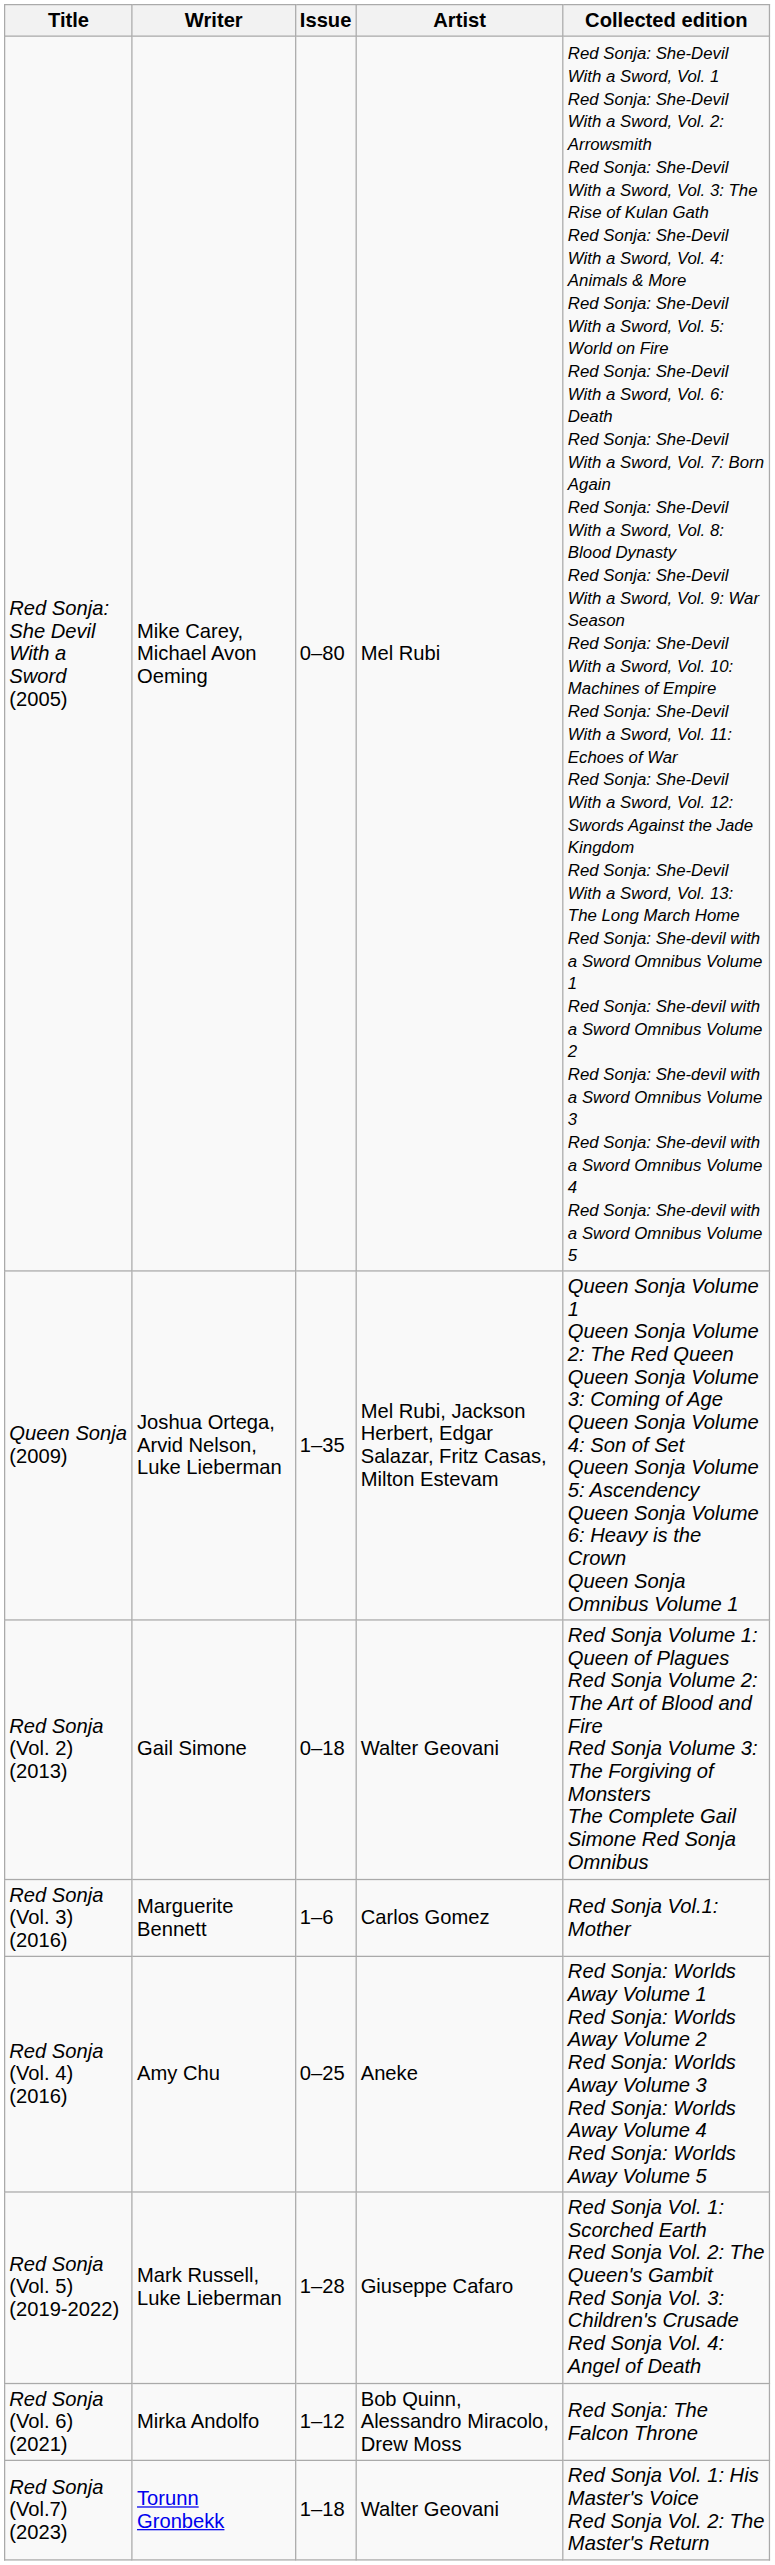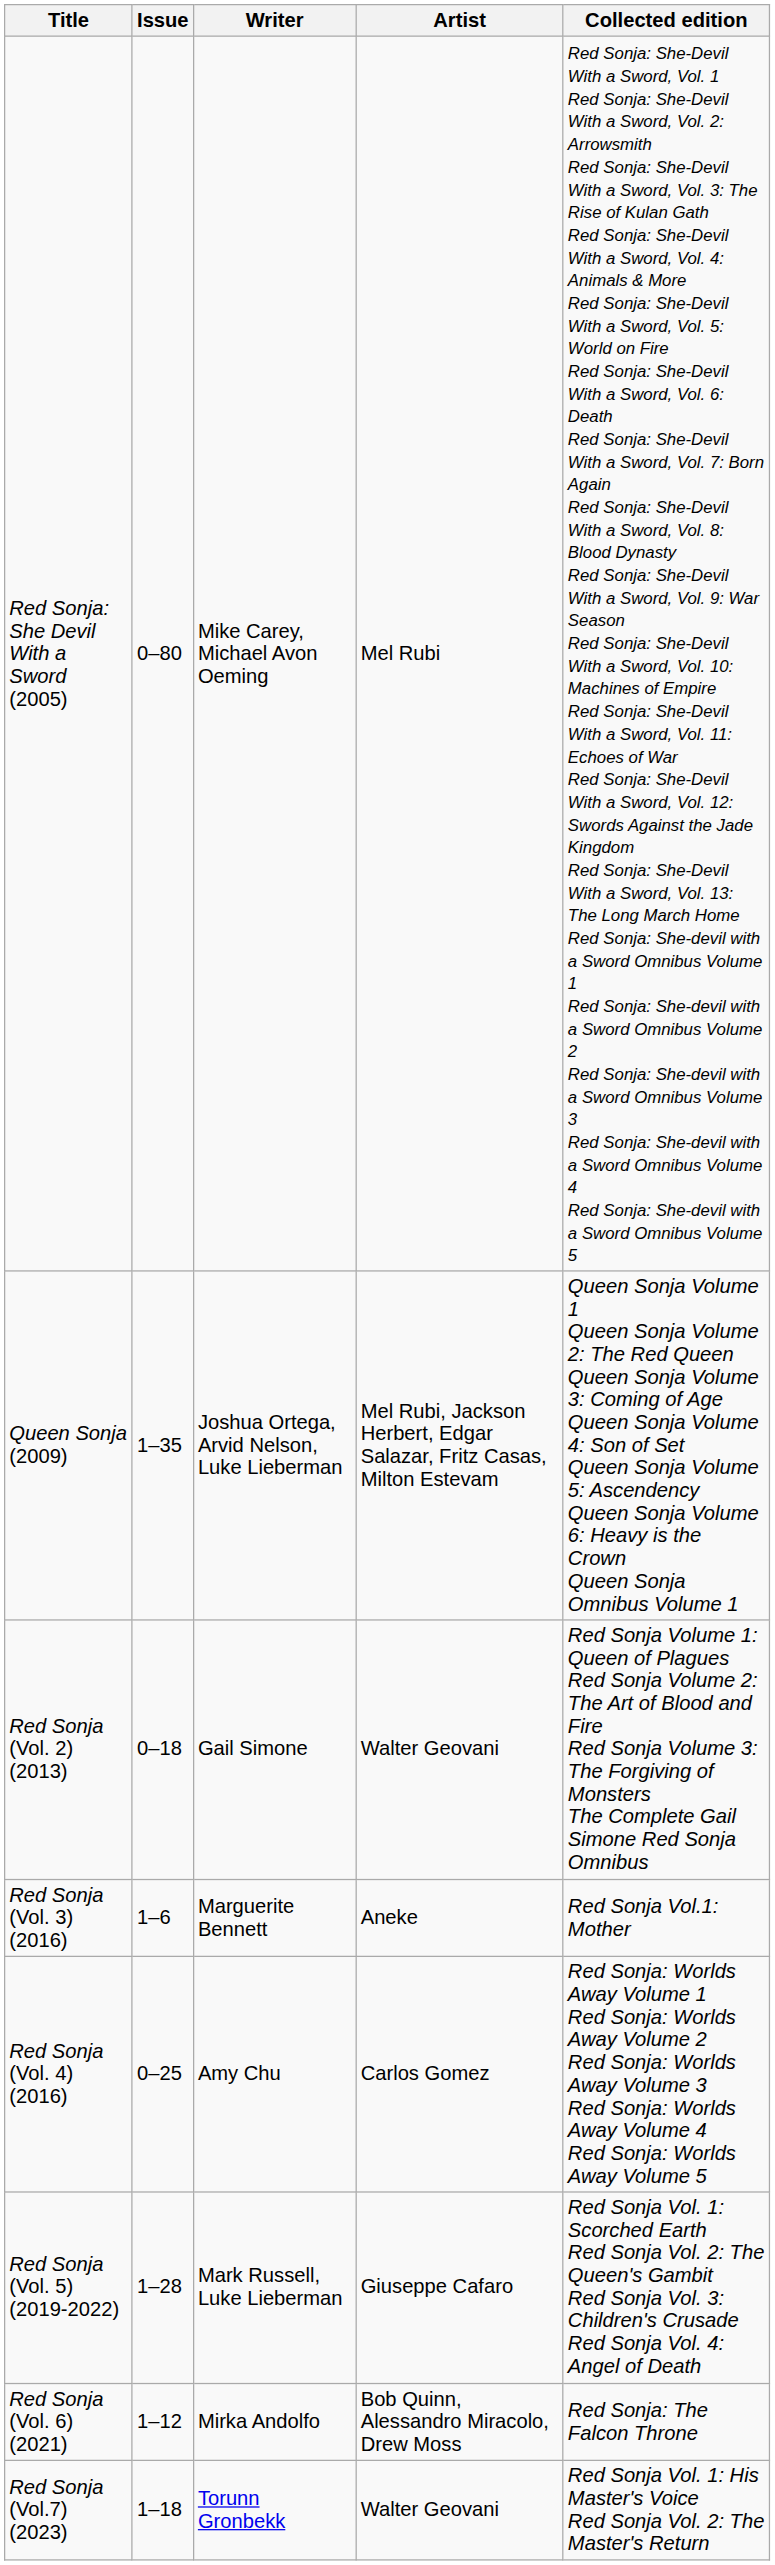columns swapped: (326, 20) <-> (214, 20)
(425, 1917) Carlos Gomez -> (389, 1917) Aneke
(389, 2074) Aneke -> (425, 2074) Carlos Gomez
